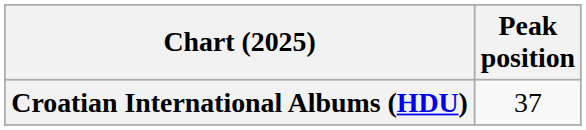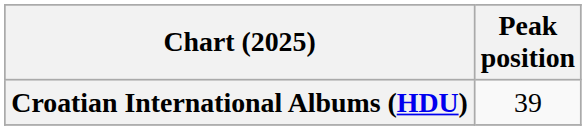(528, 102) 37 -> (528, 102) 39
